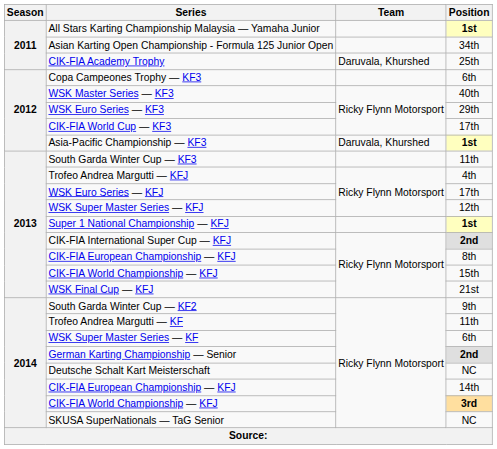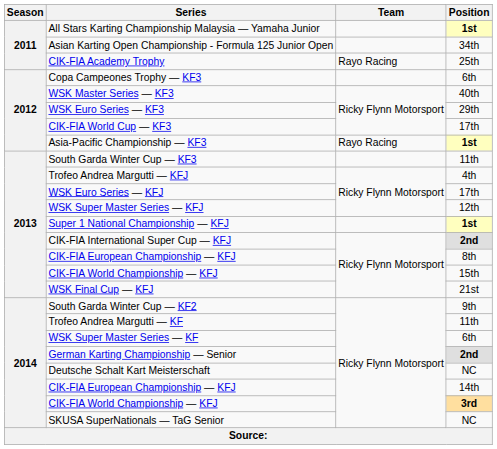(384, 61) Daruvala, Khurshed -> (368, 61) Rayo Racing
(384, 142) Daruvala, Khurshed -> (368, 142) Rayo Racing
